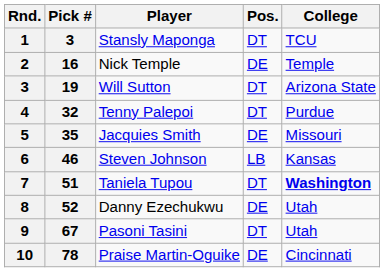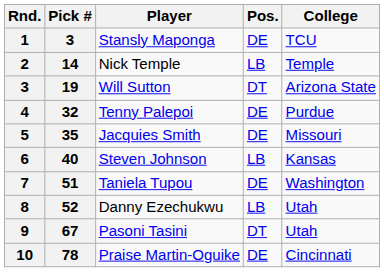(257, 40) DT -> (257, 40) DE
(70, 64) 16 -> (70, 64) 14
(257, 64) DE -> (256, 64) LB
(257, 111) DT -> (257, 111) DE
(70, 159) 46 -> (70, 159) 40
(257, 183) DT -> (257, 183) DE
(328, 183) bold -> (325, 183) normal
(257, 207) DE -> (256, 207) LB
